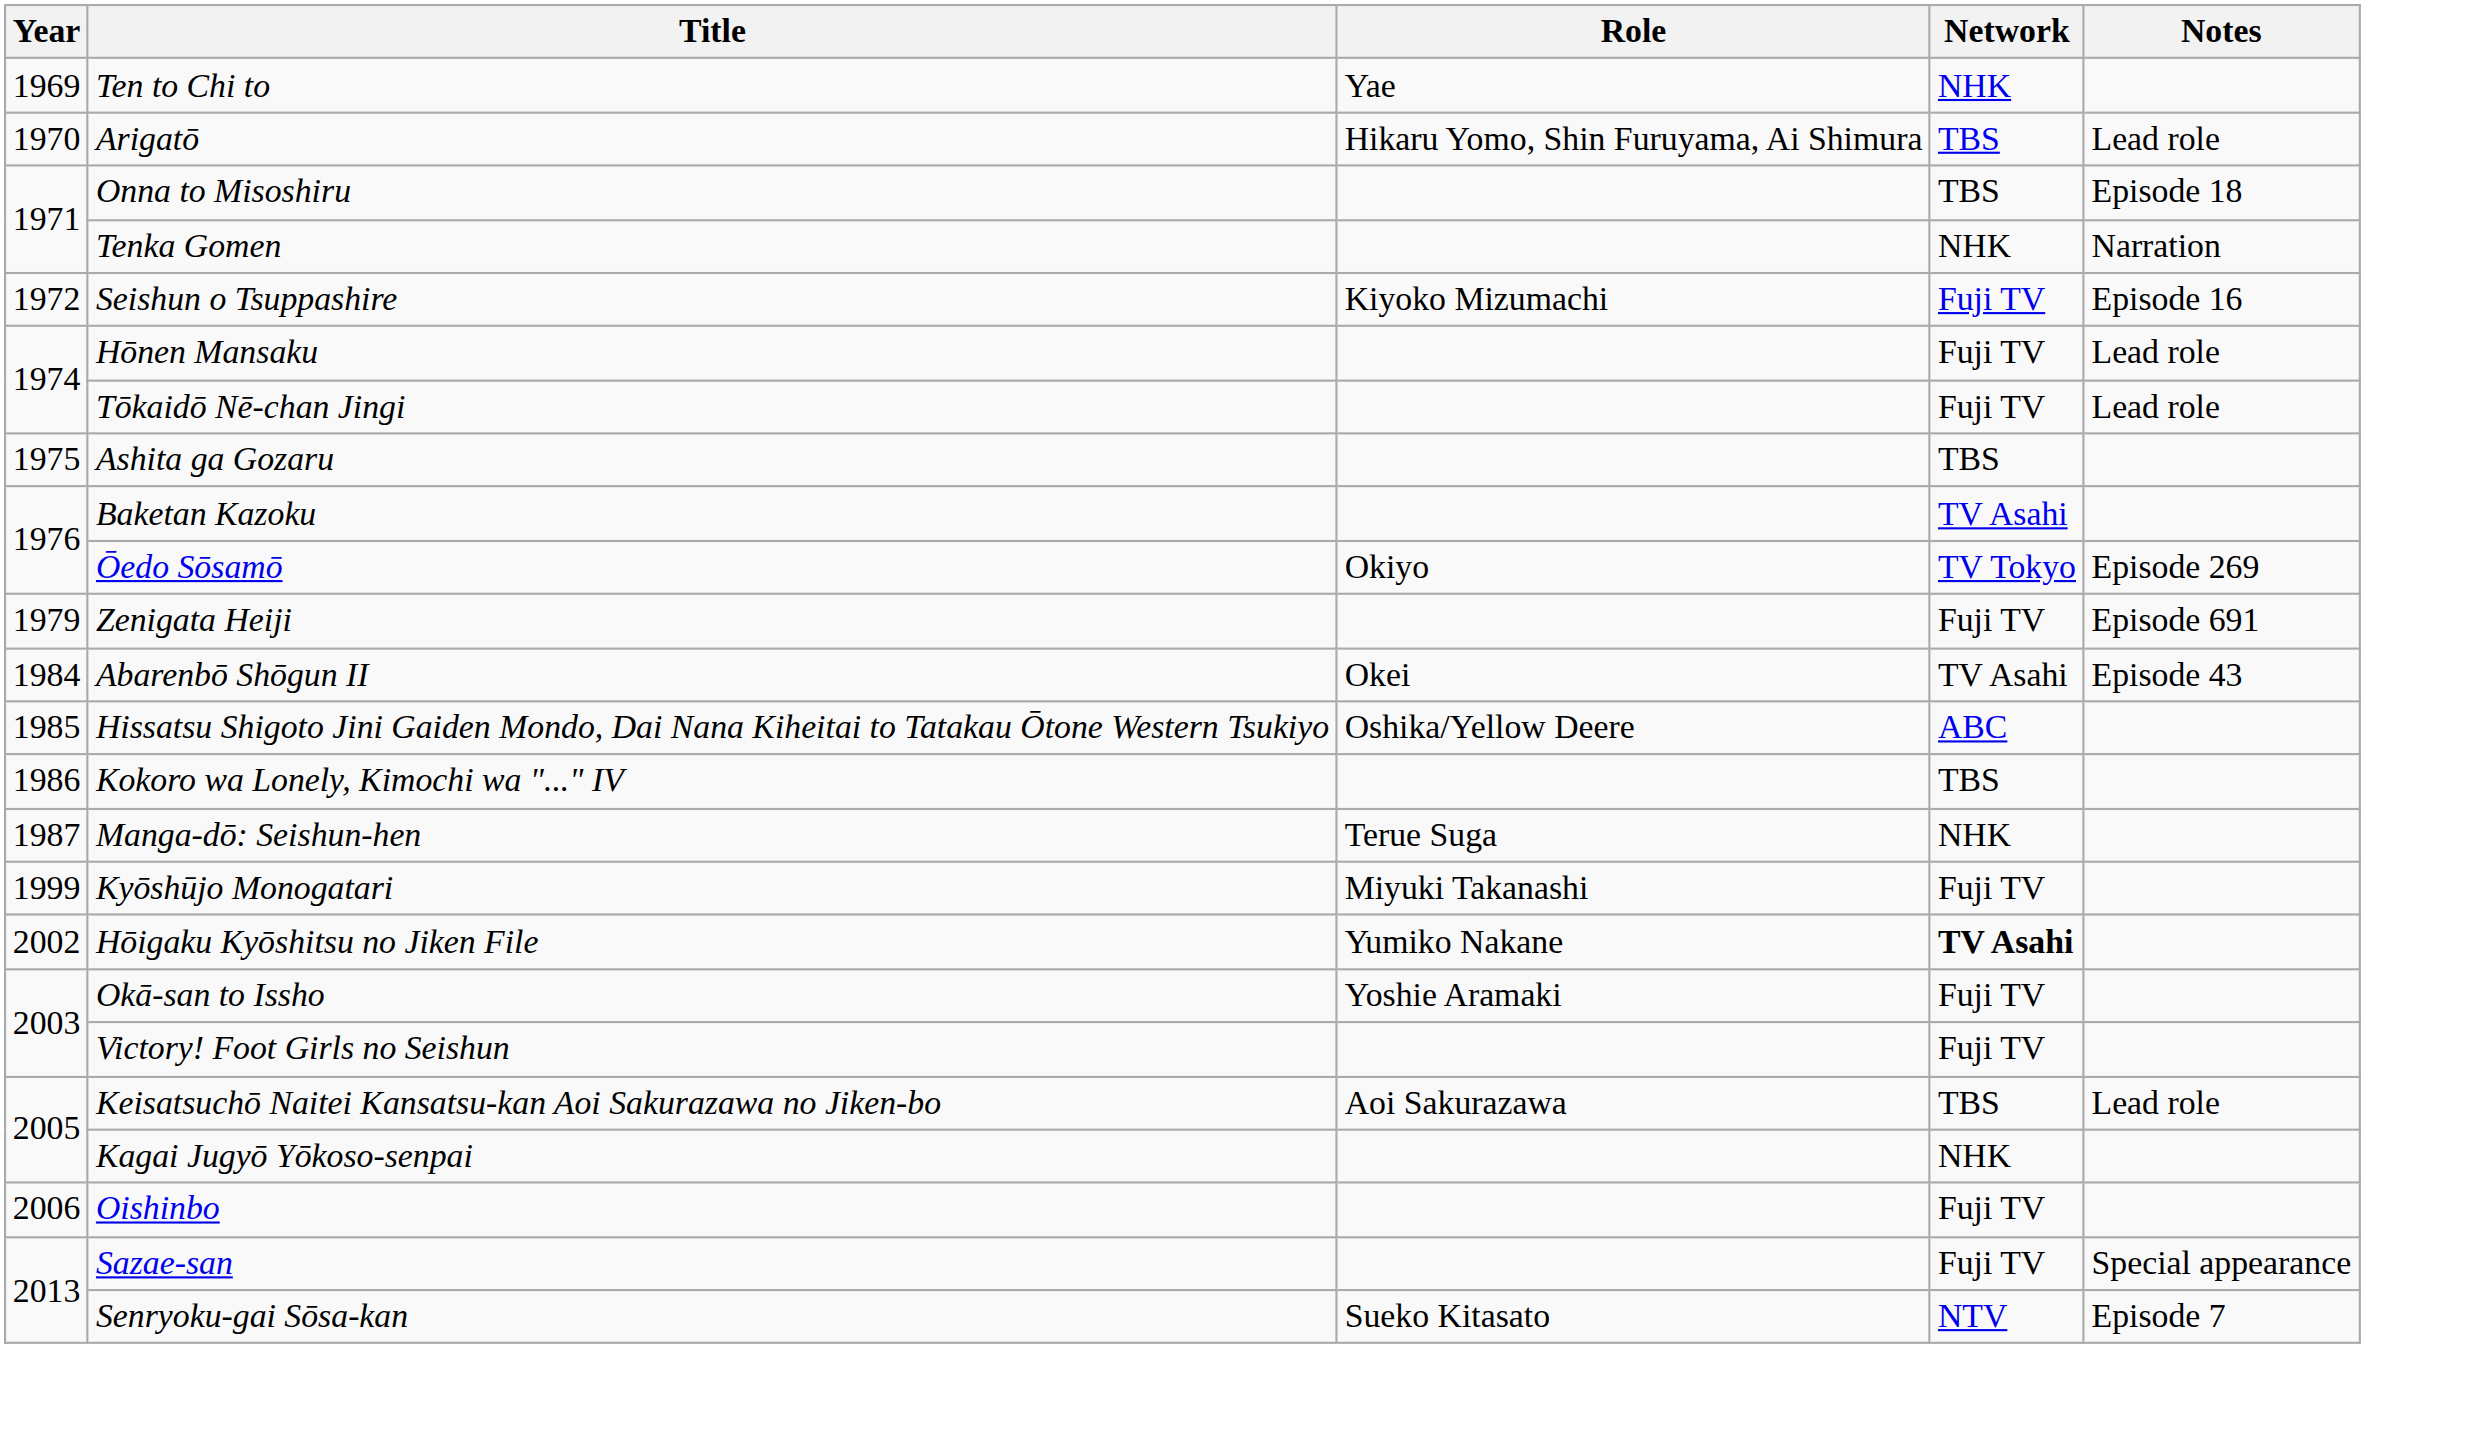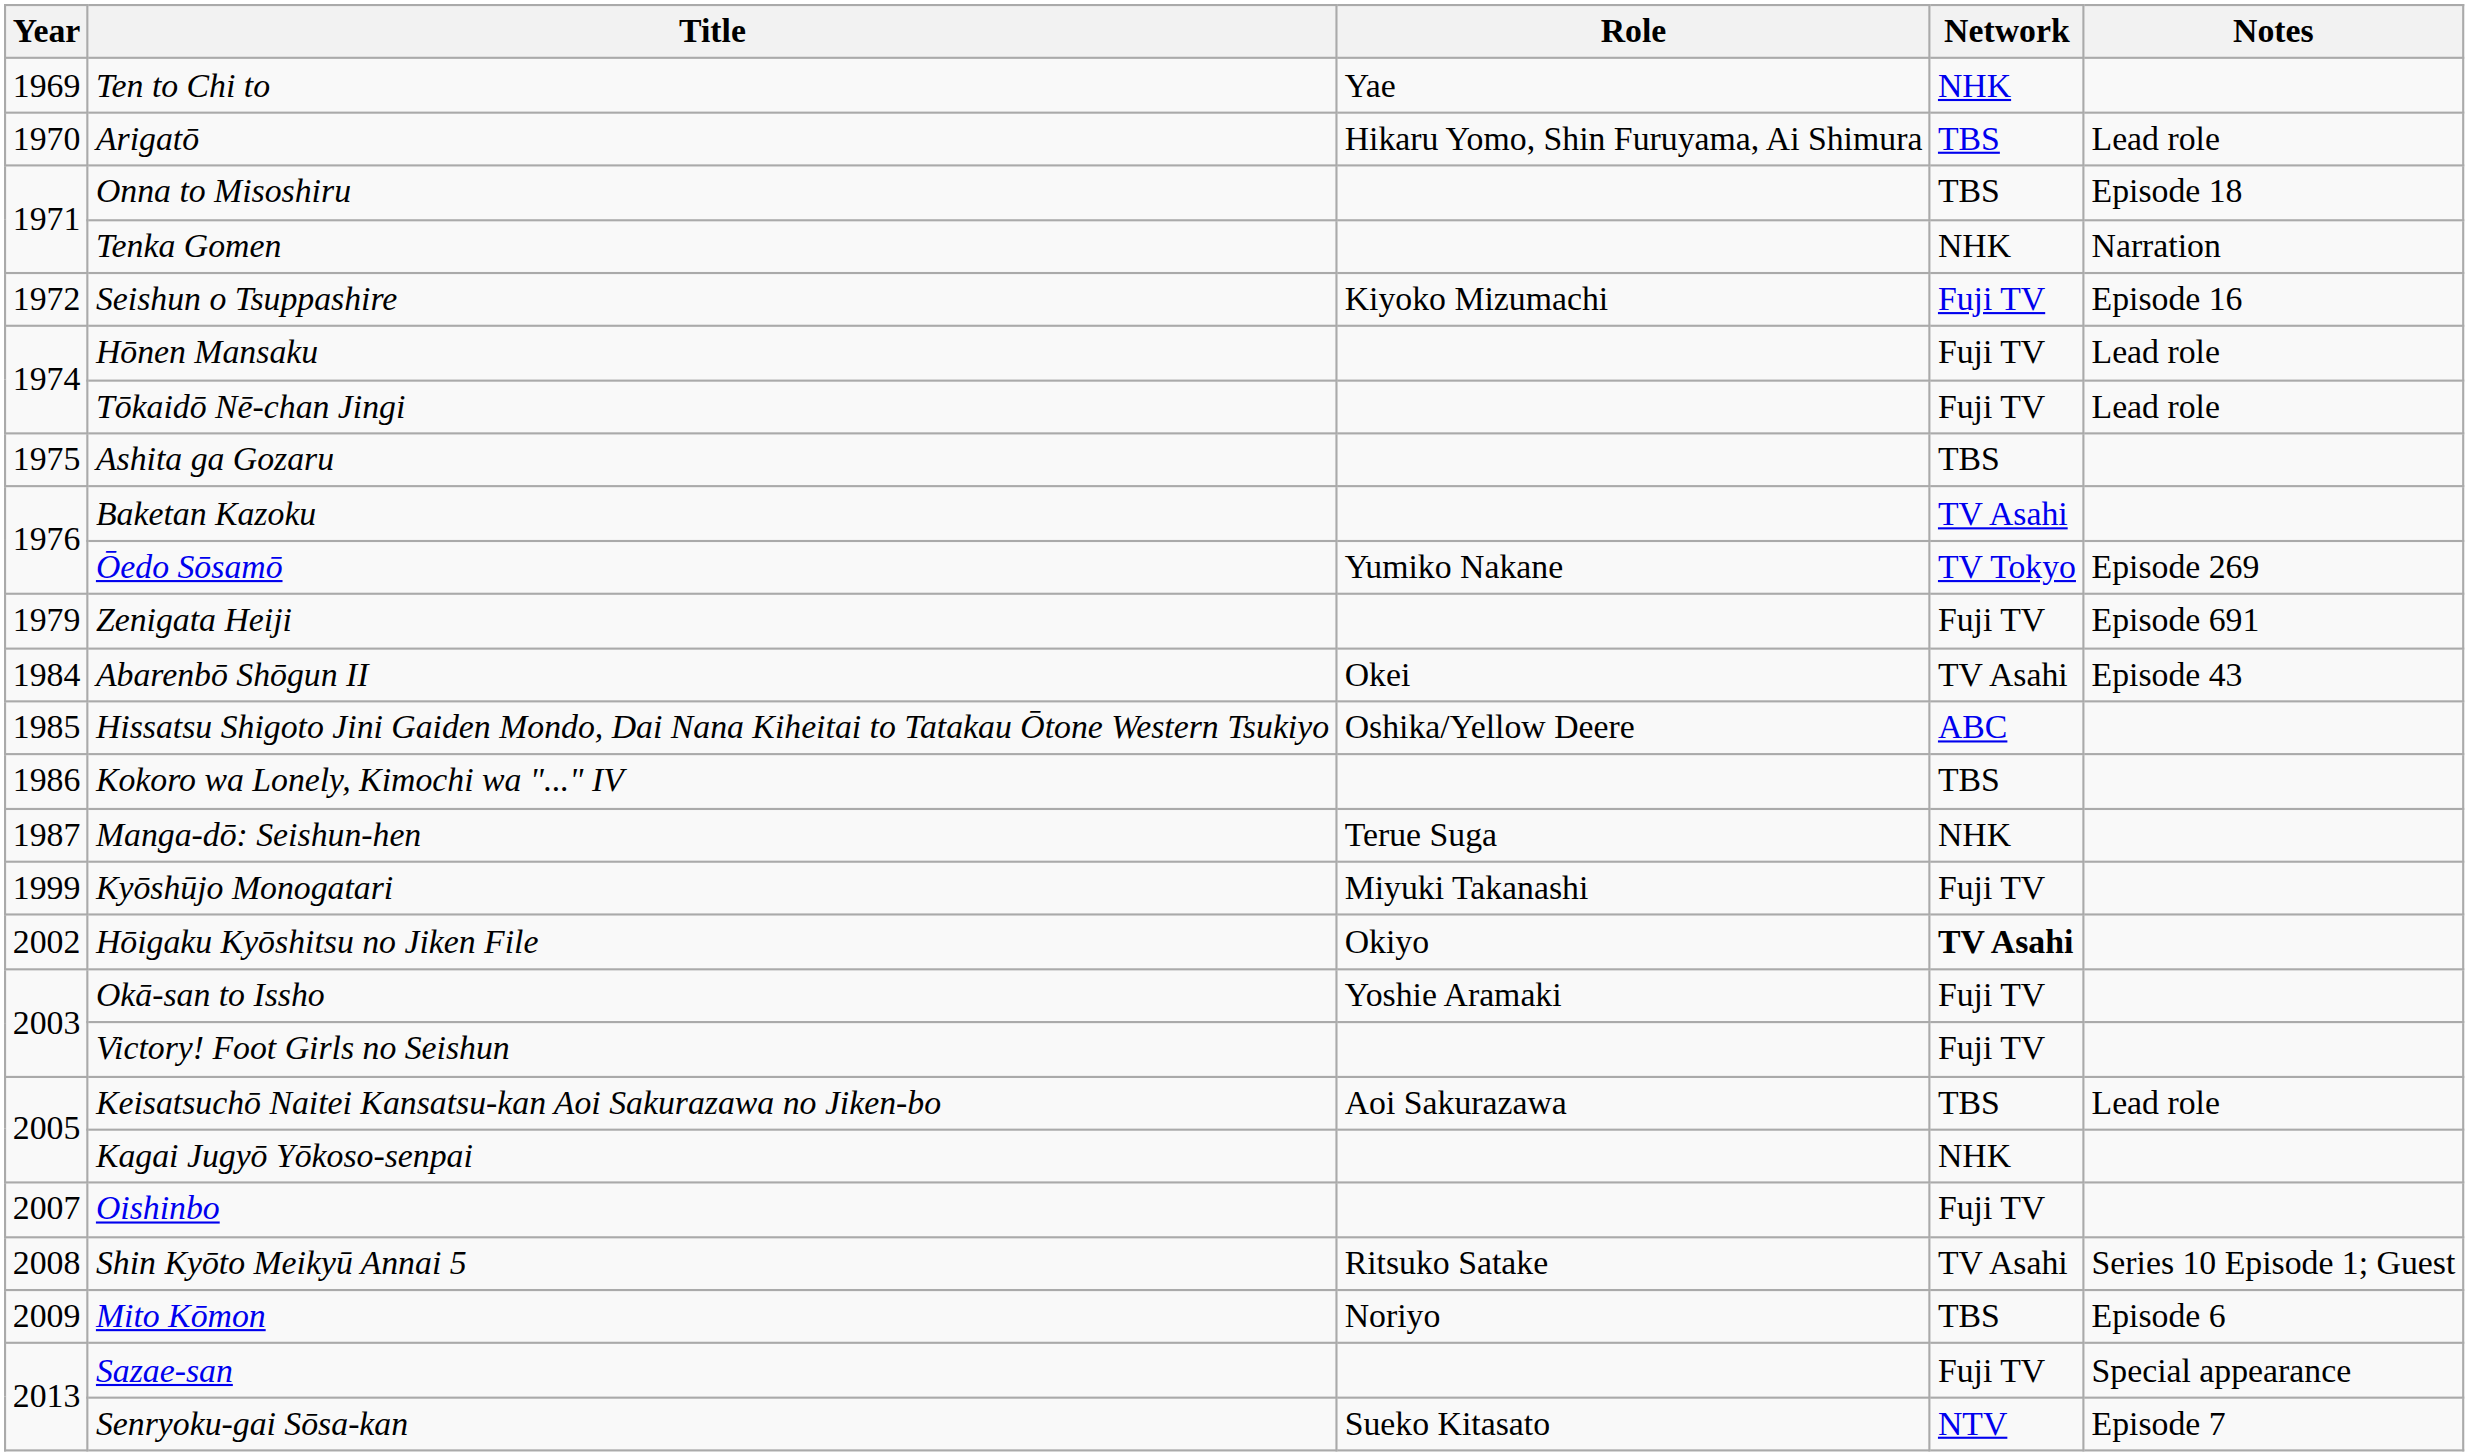(1387, 566) Okiyo -> (1454, 566) Yumiko Nakane
(1454, 941) Yumiko Nakane -> (1387, 941) Okiyo
(47, 1209) 2006 -> (47, 1209) 2007
+ row: (281, 1262)
+ row: (181, 1316)
